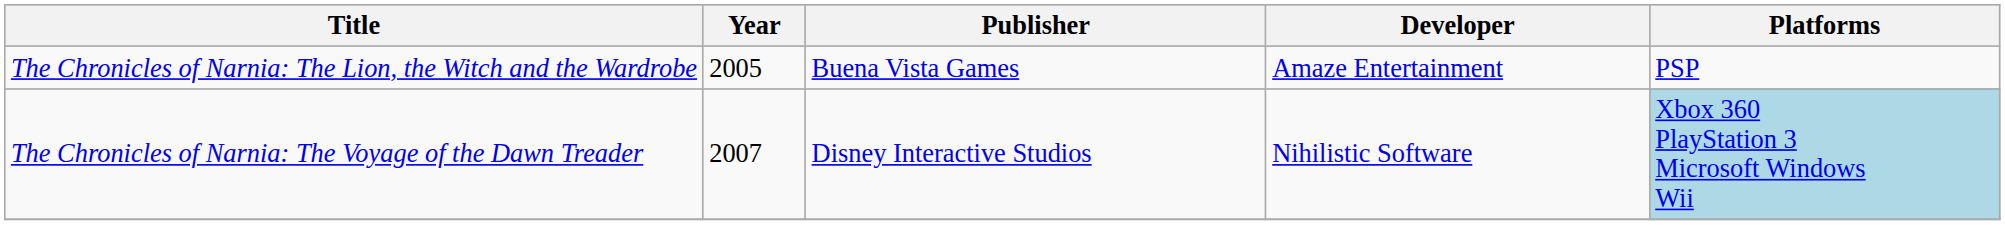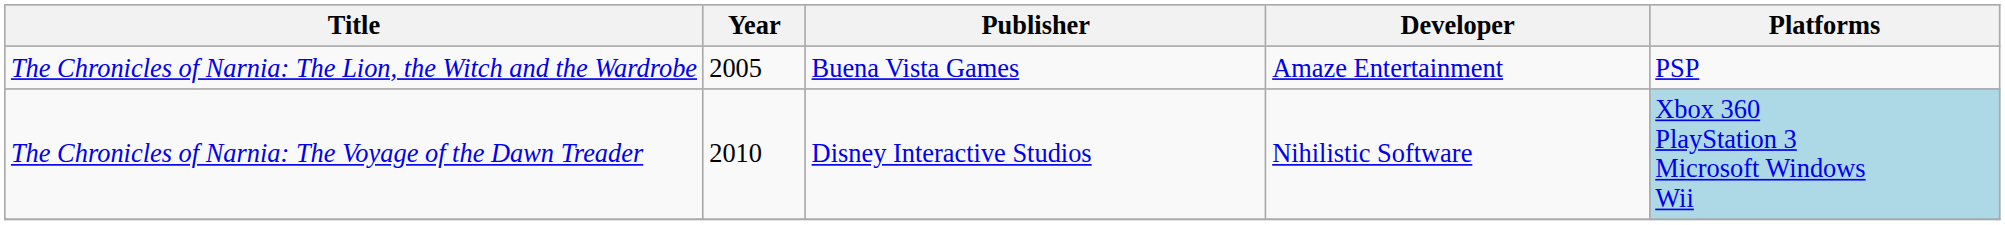(736, 153) 2007 -> (736, 153) 2010
